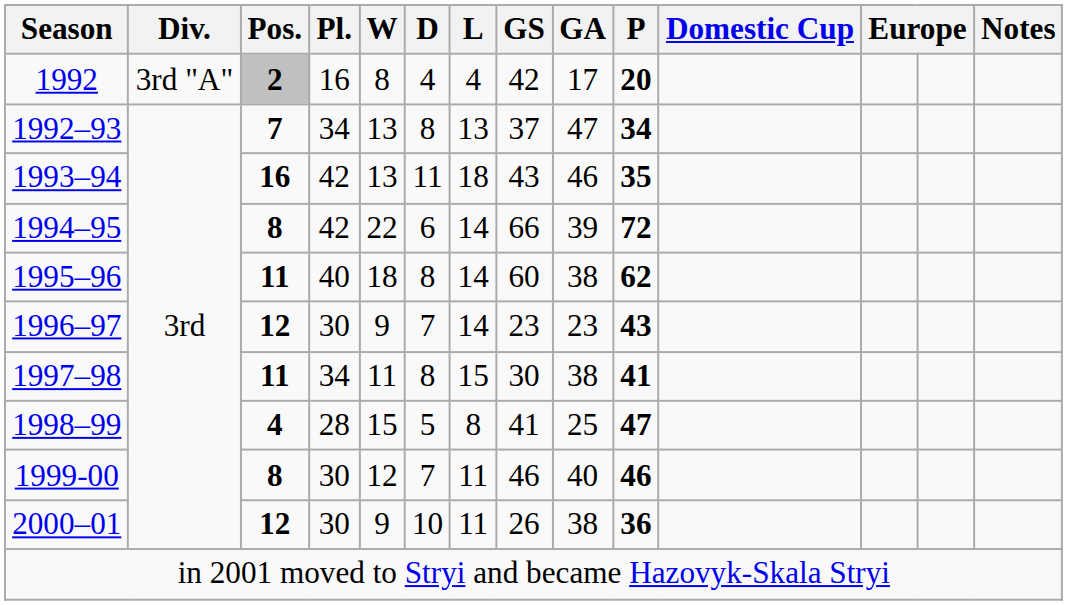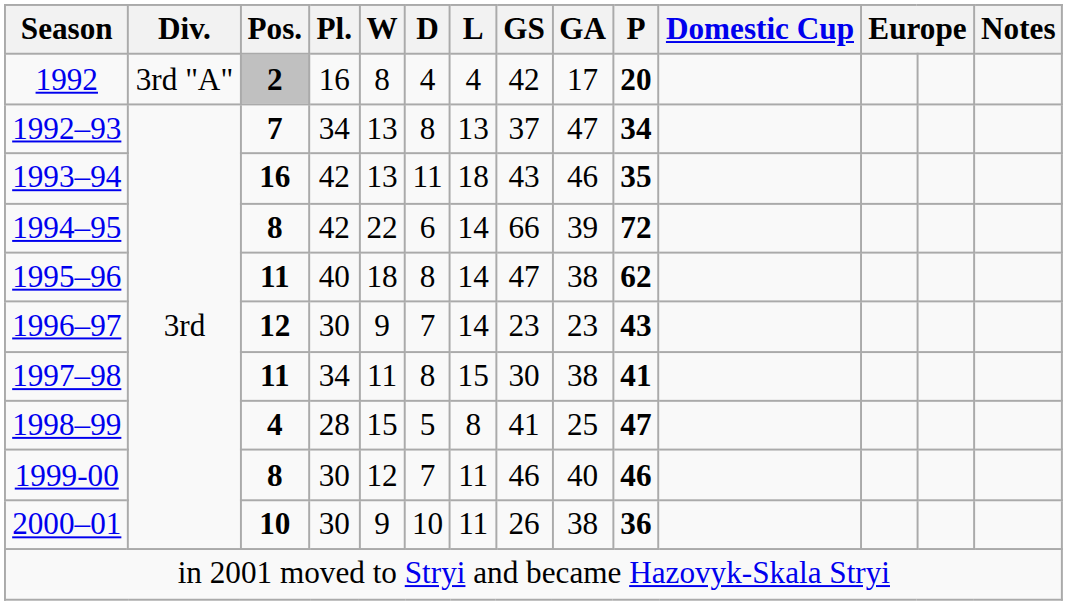(524, 276) 60 -> (524, 276) 47
(275, 524) 12 -> (275, 524) 10
